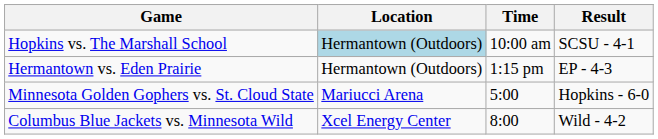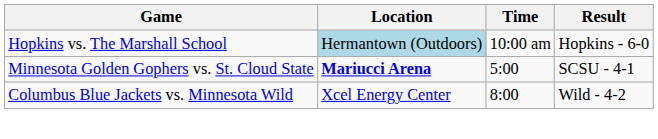(597, 43) SCSU - 4-1 -> (604, 43) Hopkins - 6-0
- row: (105, 69)
(372, 95) normal -> (376, 69) bold
(604, 95) Hopkins - 6-0 -> (597, 69) SCSU - 4-1
